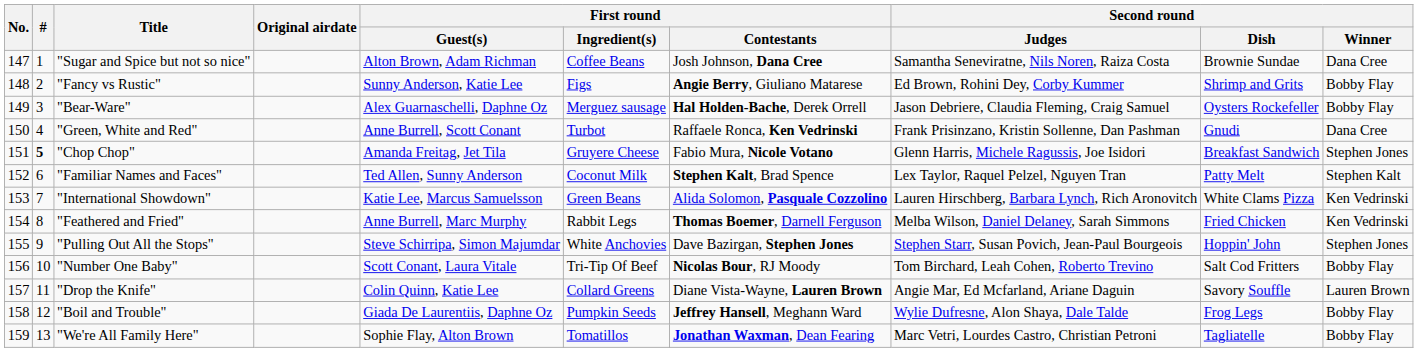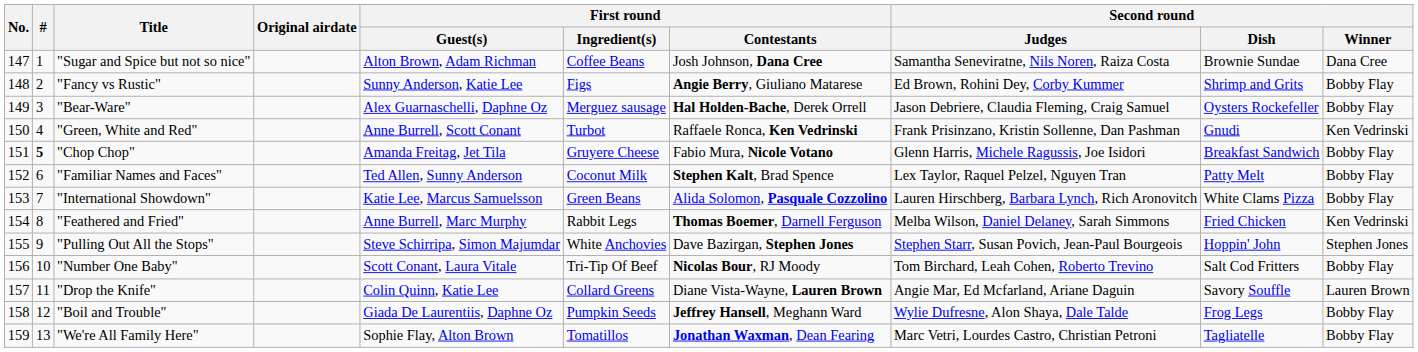(1357, 130) Dana Cree -> (1367, 130) Ken Vedrinski
(1367, 152) Stephen Jones -> (1360, 152) Bobby Flay
(1363, 175) Stephen Kalt -> (1360, 175) Bobby Flay
(1367, 198) Ken Vedrinski -> (1360, 198) Bobby Flay
